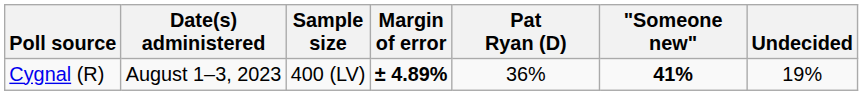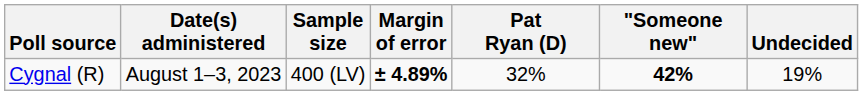(526, 74) 36% -> (526, 74) 32%
(673, 74) 41% -> (673, 74) 42%
